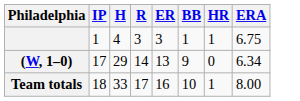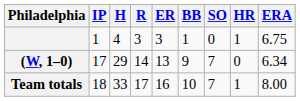+ column: (217, 15)
